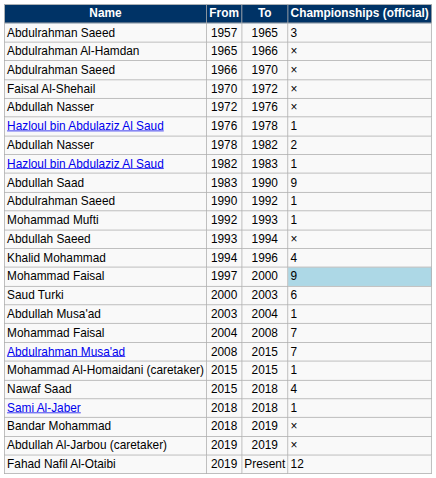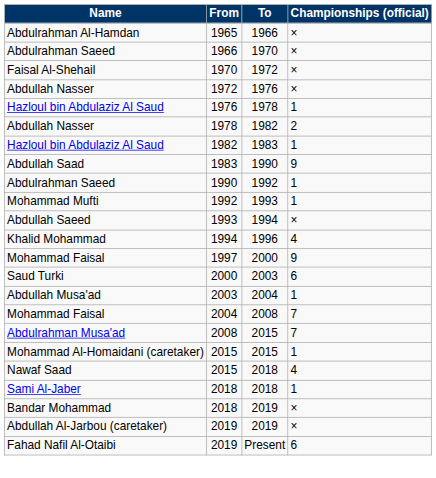- row: (224, 32)
(294, 276) lightblue background -> (294, 257) no background
(297, 464) 12 -> (294, 445) 6
